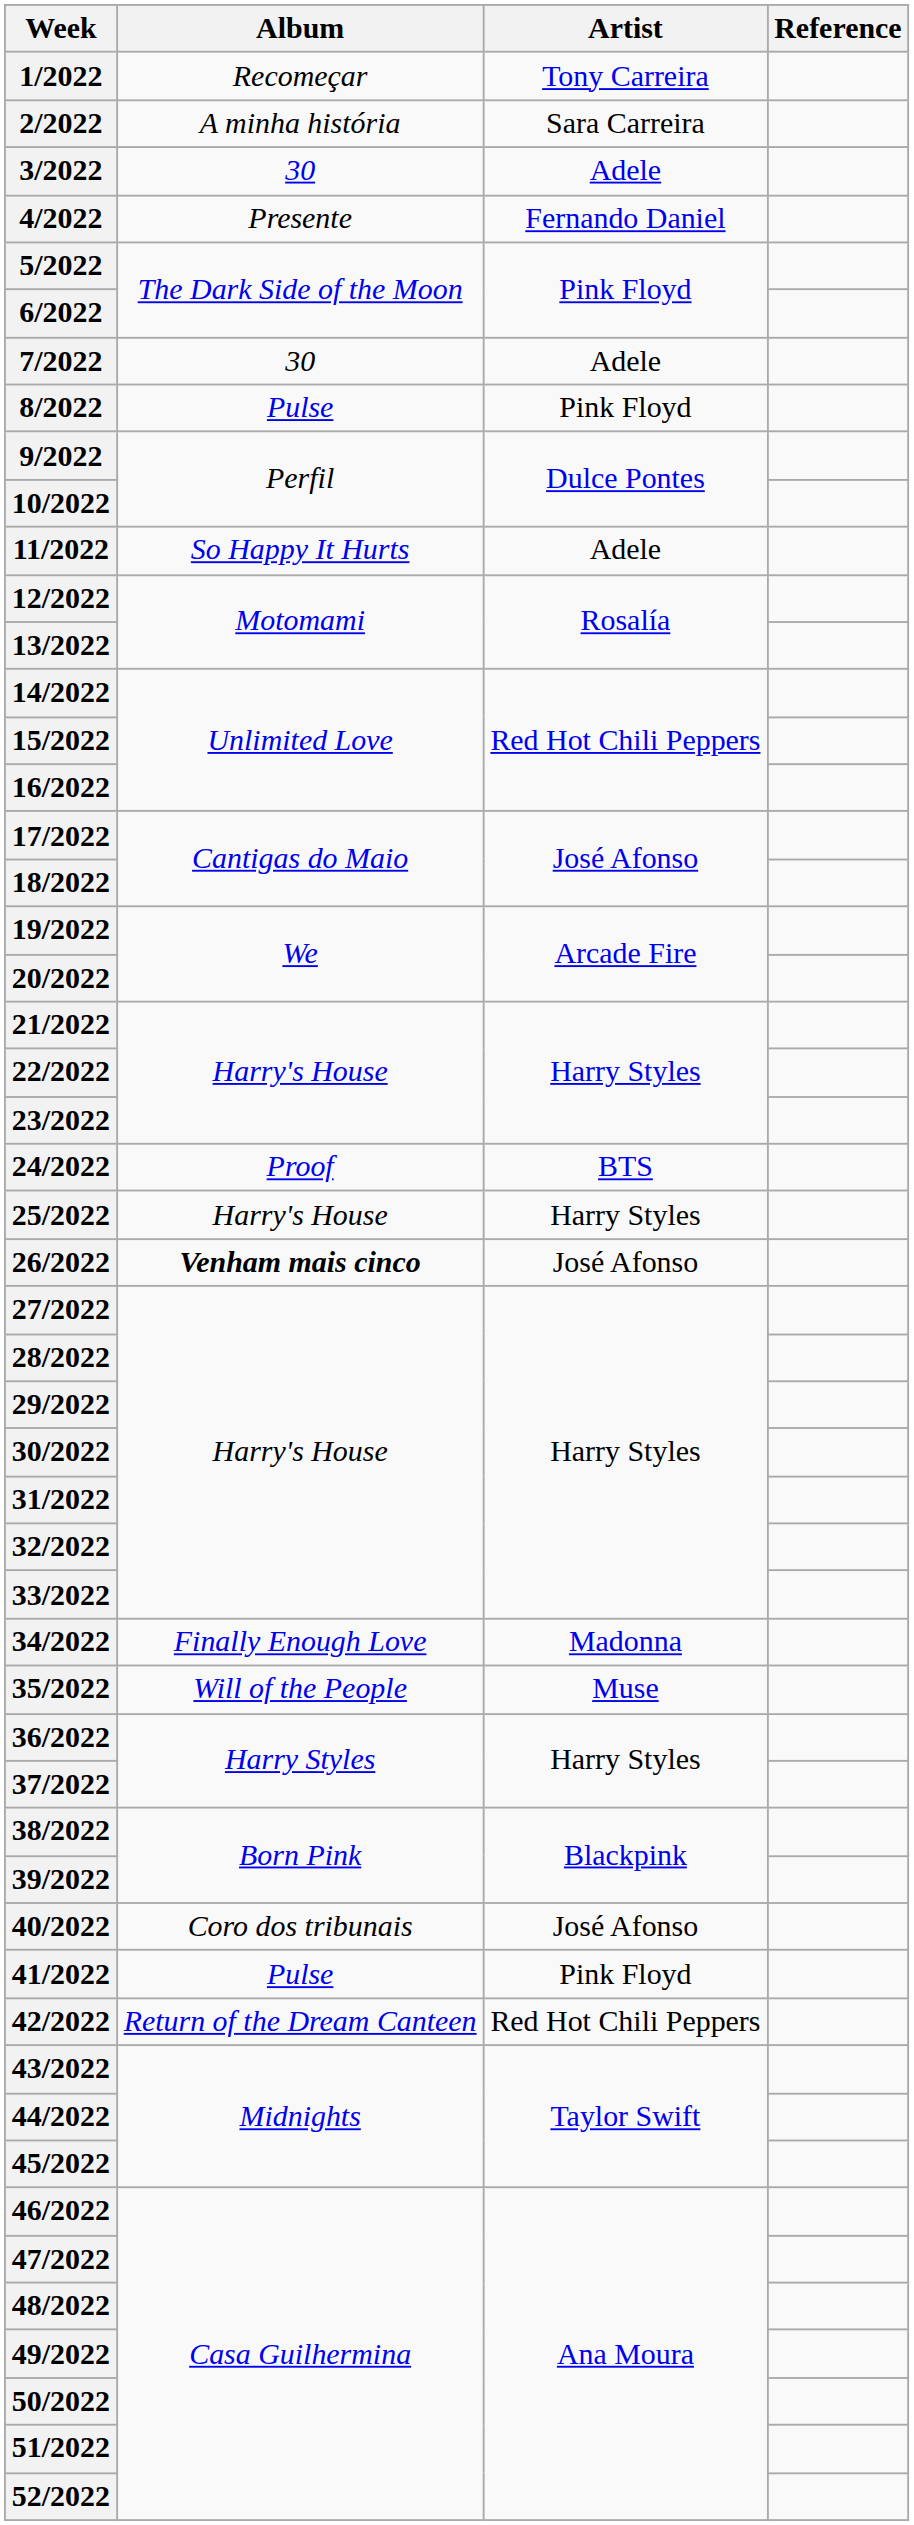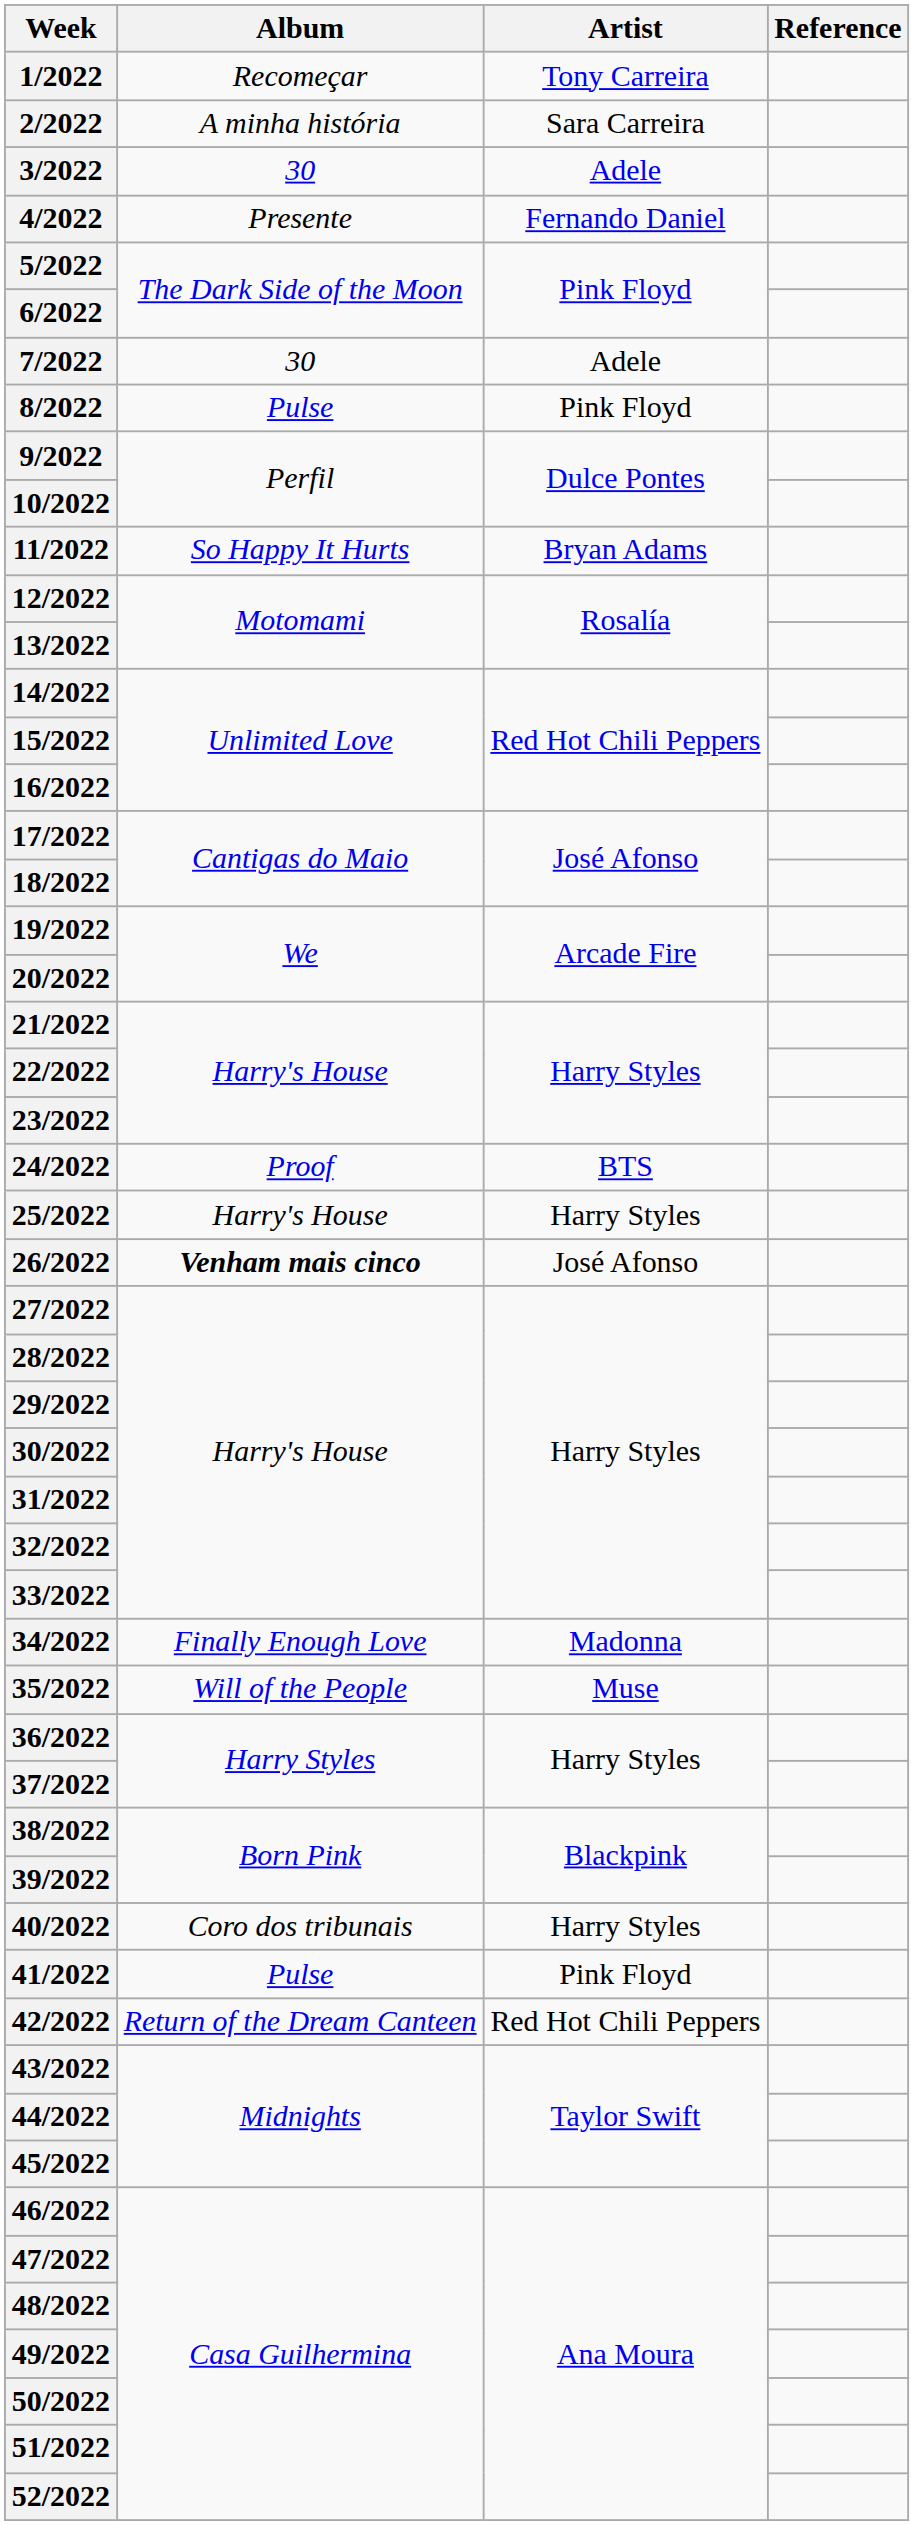(625, 550) Adele -> (625, 550) Bryan Adams
(625, 1926) José Afonso -> (625, 1926) Harry Styles
